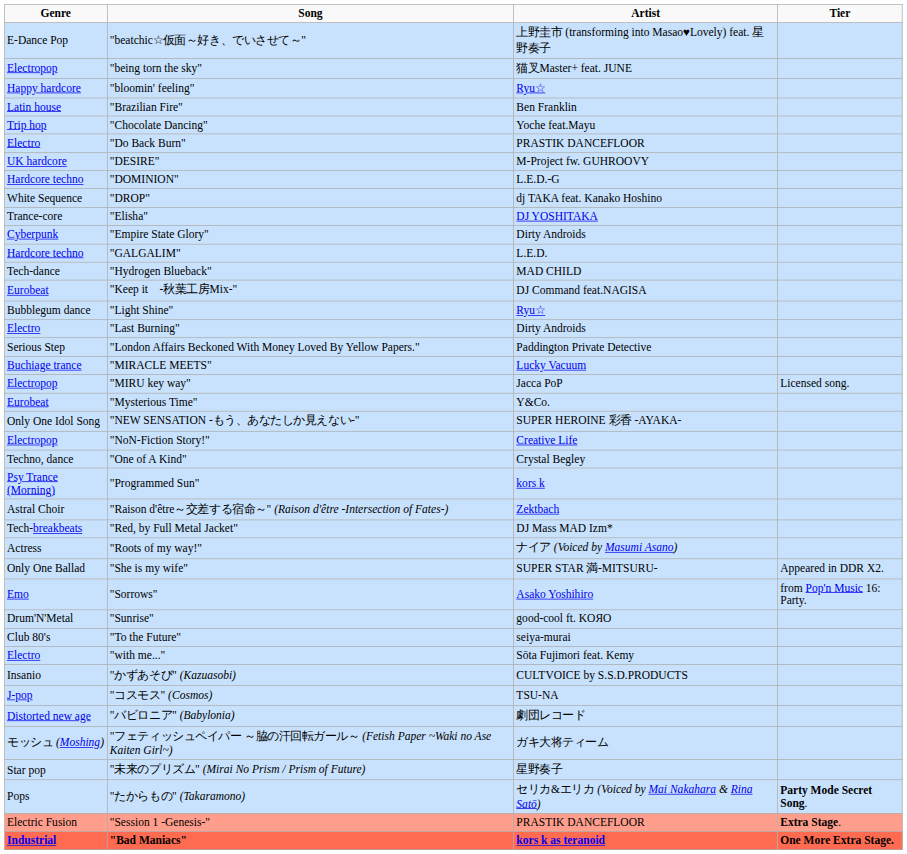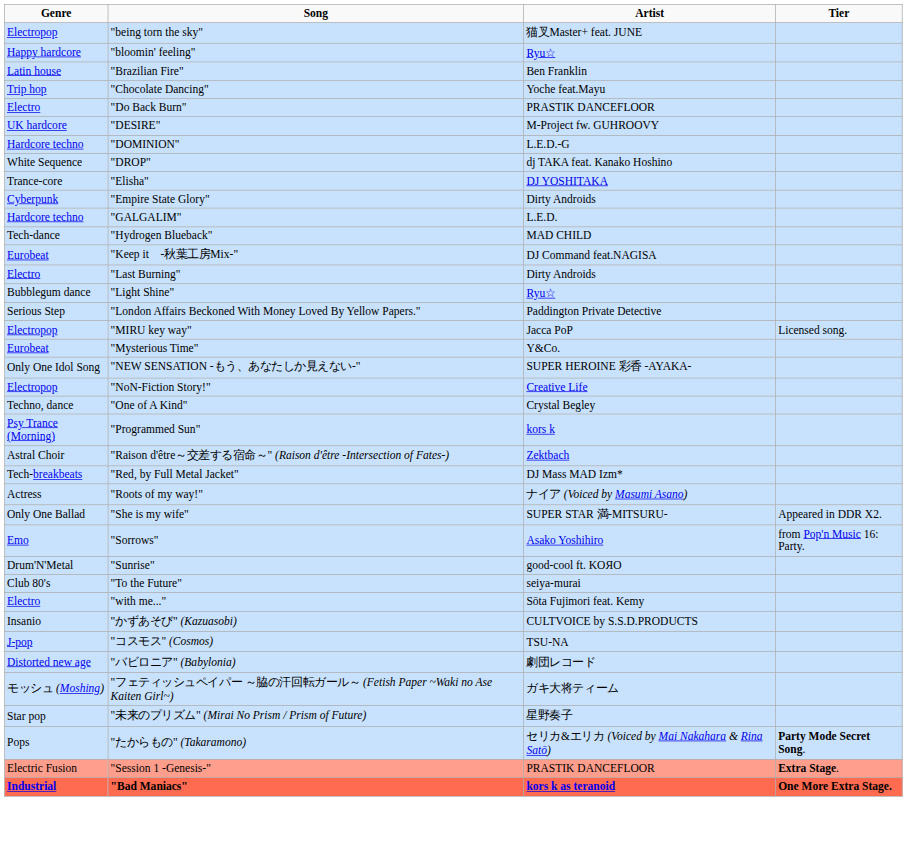- row: (208, 40)
rows swapped: (145, 328) <-> (141, 310)
- row: (161, 365)
